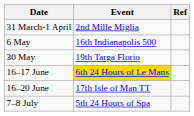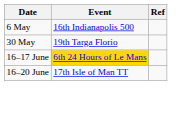- row: (39, 26)
- row: (22, 103)
